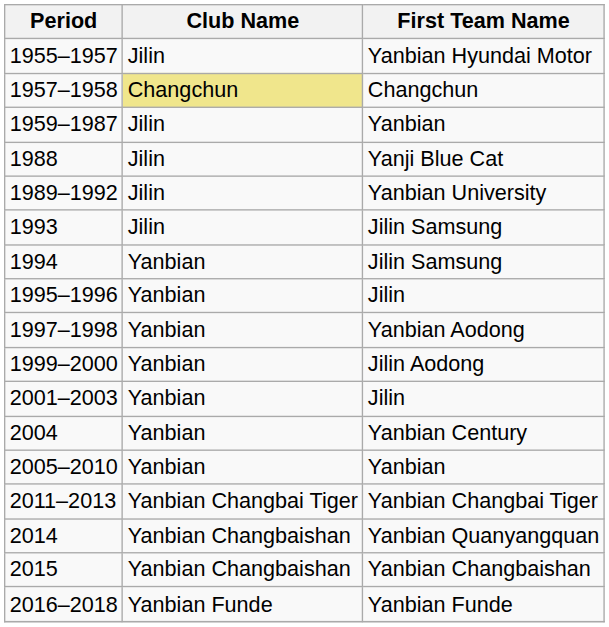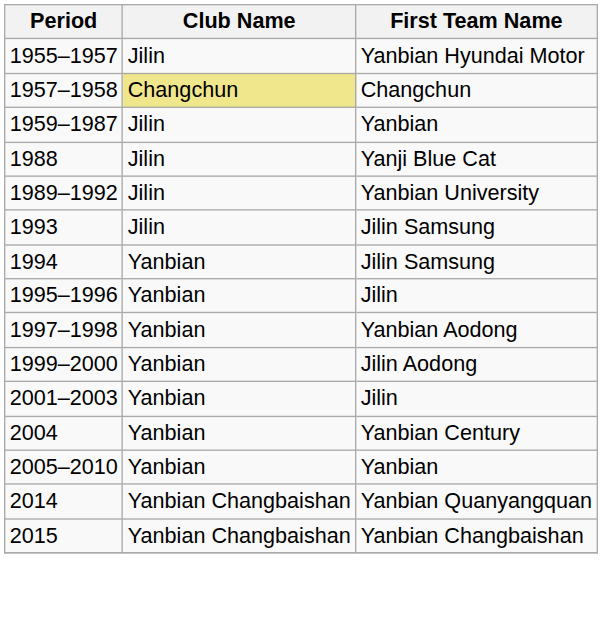- row: (63, 501)
- row: (64, 603)
